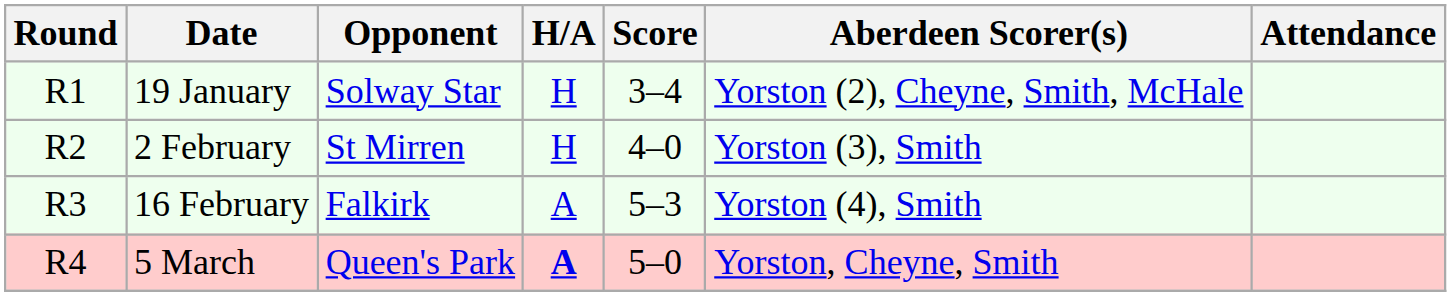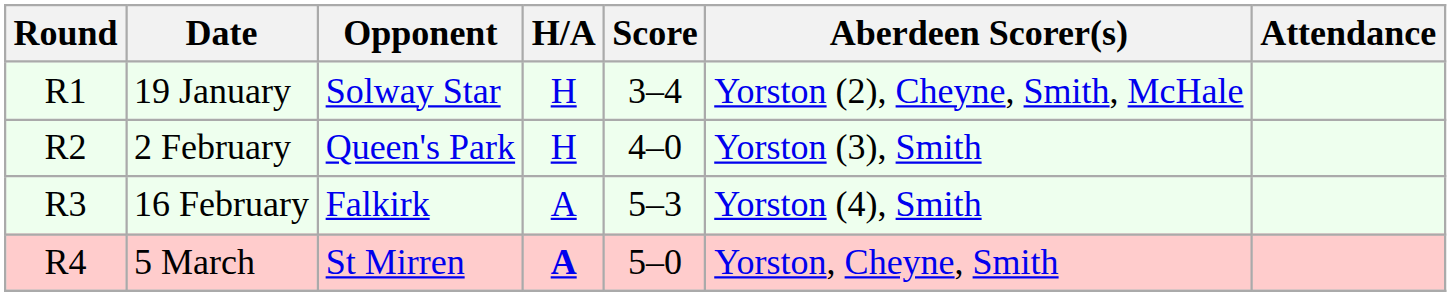(395, 147) St Mirren -> (420, 147) Queen's Park
(420, 261) Queen's Park -> (395, 261) St Mirren
